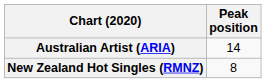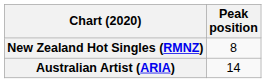rows swapped: (105, 48) <-> (105, 68)
